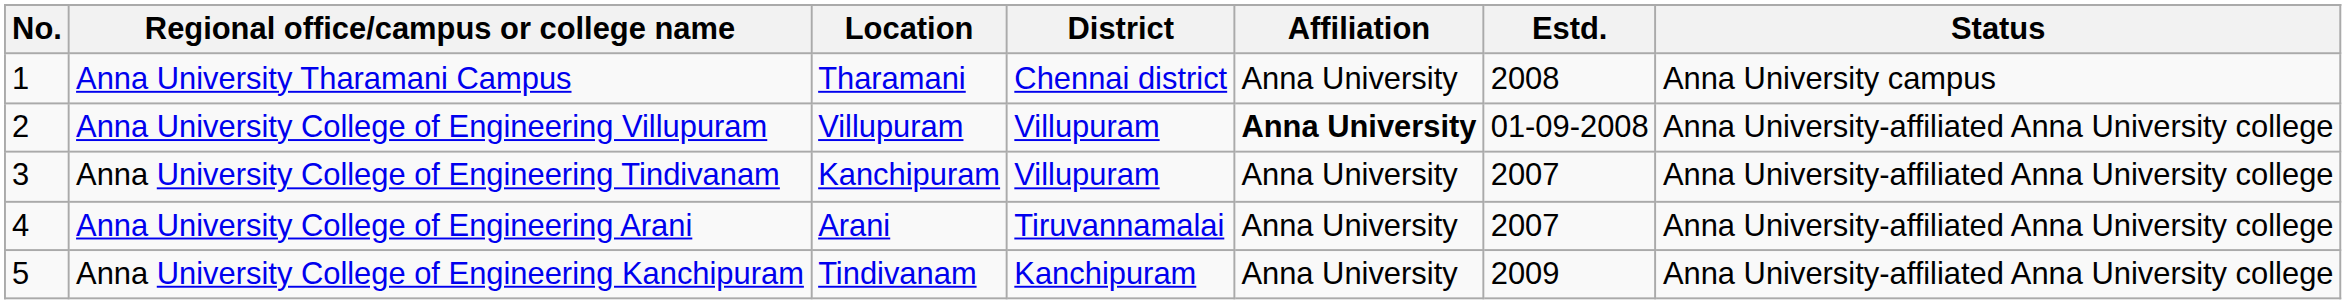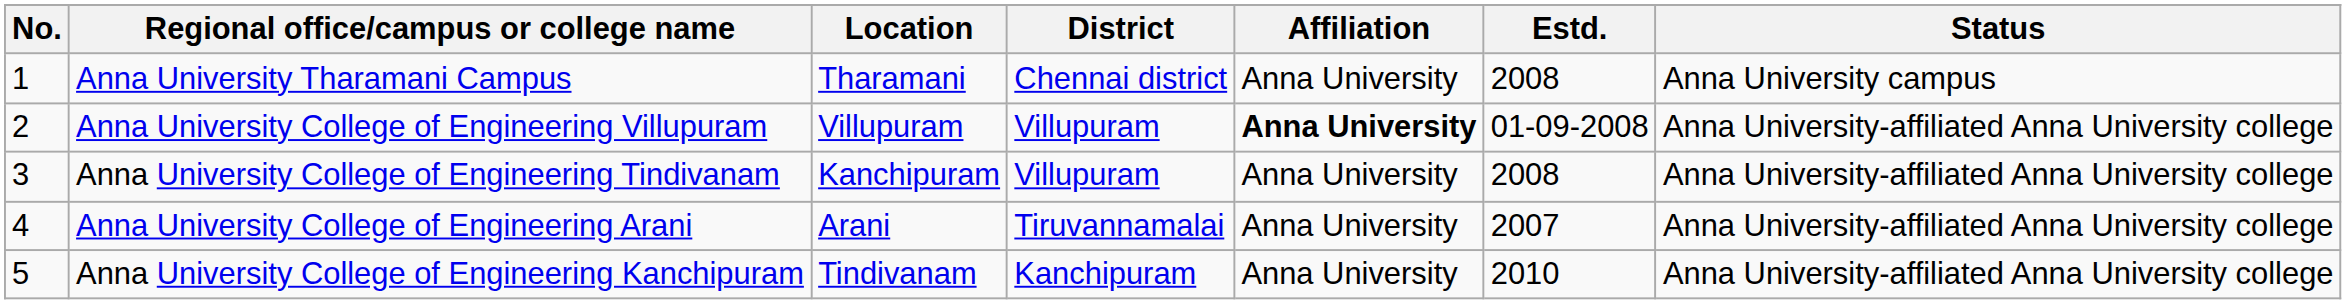(1525, 175) 2007 -> (1525, 175) 2008
(1525, 273) 2009 -> (1525, 273) 2010
